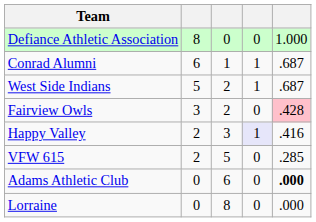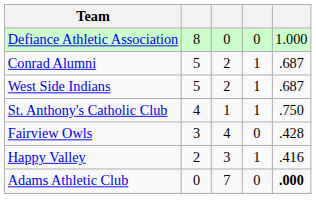(197, 63) 6 -> (197, 63) 5
(227, 63) 1 -> (227, 63) 2
+ row: (88, 110)
(227, 110) 2 -> (227, 134) 4
(291, 110) pink background -> (291, 134) no background
(257, 134) lavender background -> (257, 157) no background
- row: (36, 157)
(227, 181) 6 -> (227, 181) 7
- row: (32, 204)
